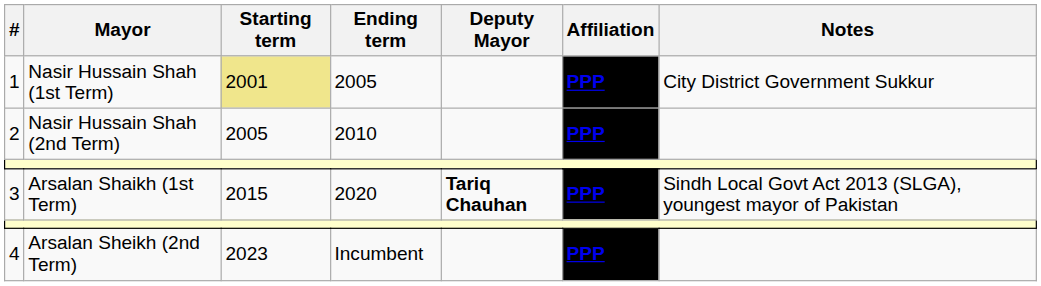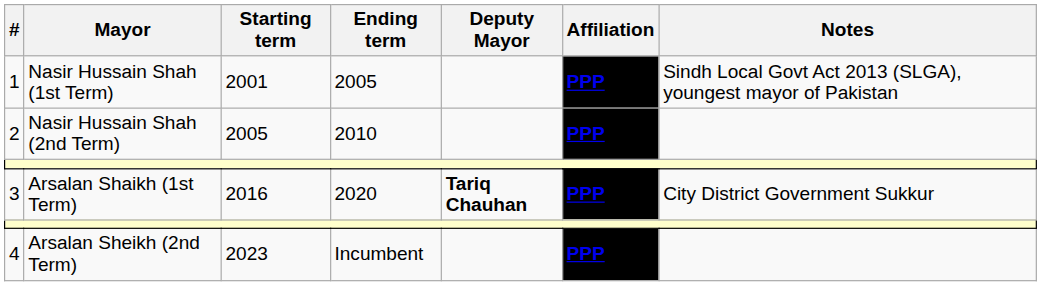(247, 81) khaki background -> (247, 81) no background
(799, 81) City District Government Sukkur -> (812, 81) Sindh Local Govt Act 2013 (SLGA), youngest mayor of Pakistan
(247, 193) 2015 -> (247, 193) 2016
(812, 193) Sindh Local Govt Act 2013 (SLGA), youngest mayor of Pakistan -> (799, 193) City District Government Sukkur
